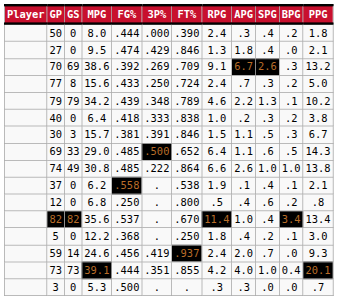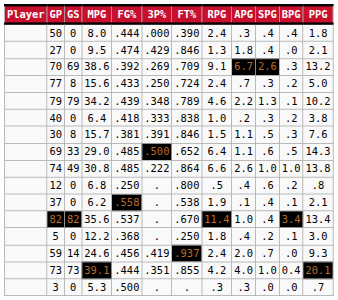(291, 33) .2 -> (291, 33) .4
(73, 135) 3 -> (73, 135) 8
(318, 135) 6.7 -> (318, 135) 7.6
rows swapped: (56, 203) <-> (56, 186)
